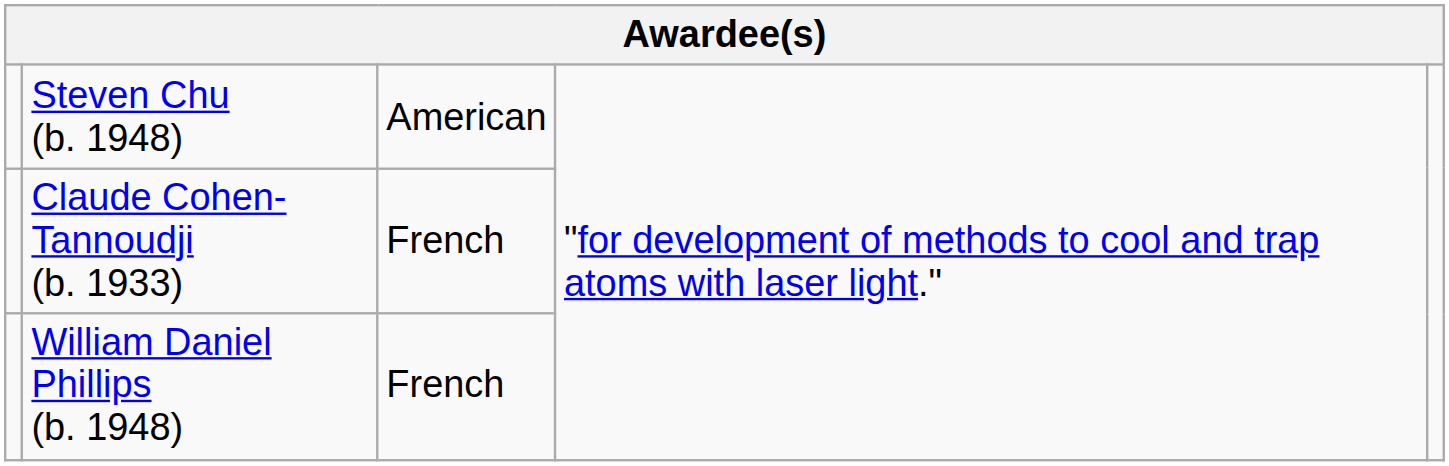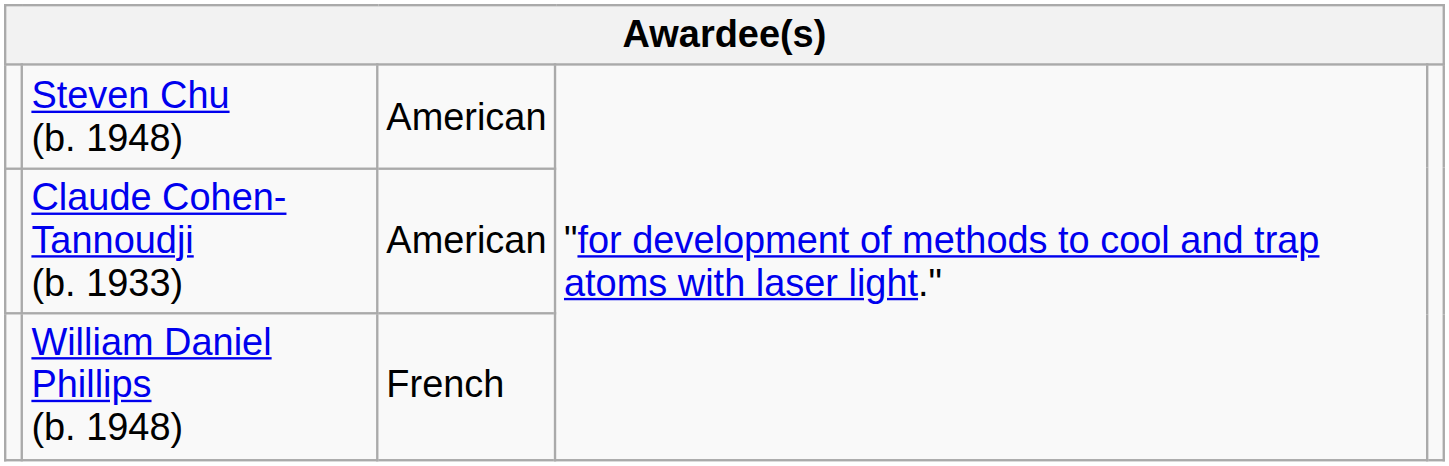(445, 240) French -> (466, 240) American
